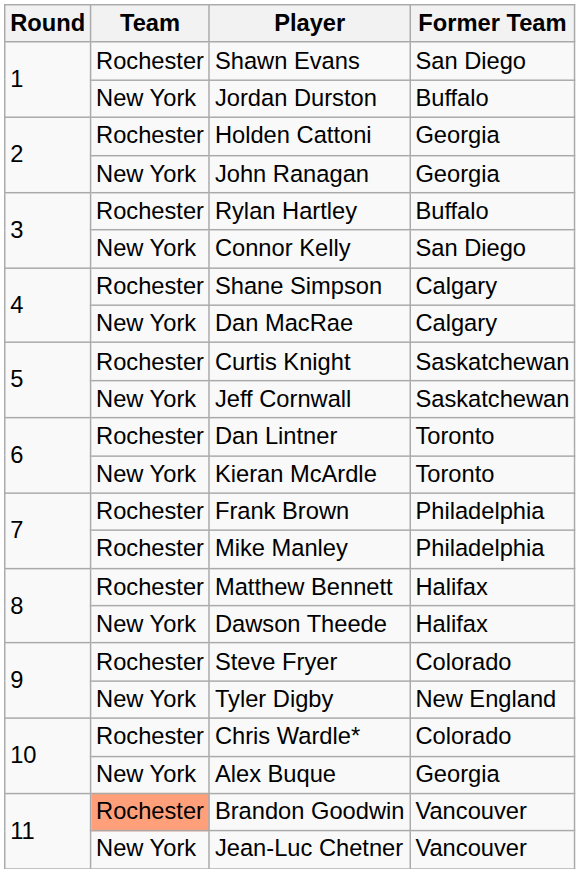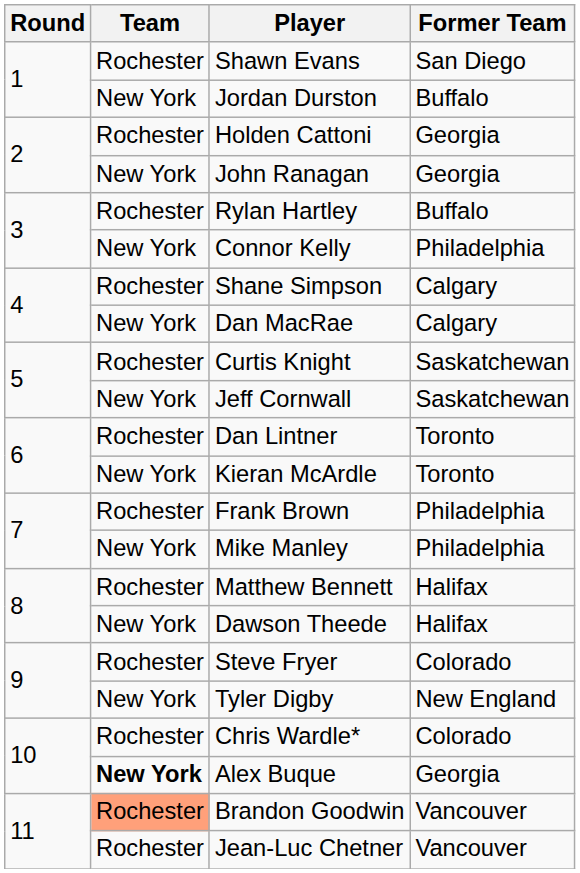(471, 248) San Diego -> (480, 248) Philadelphia
(150, 549) Rochester -> (146, 549) New York
(146, 774) normal -> (149, 774) bold
(146, 849) New York -> (150, 849) Rochester
